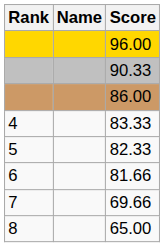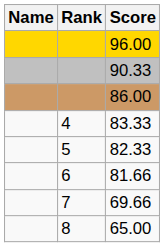columns swapped: (29, 17) <-> (79, 17)
